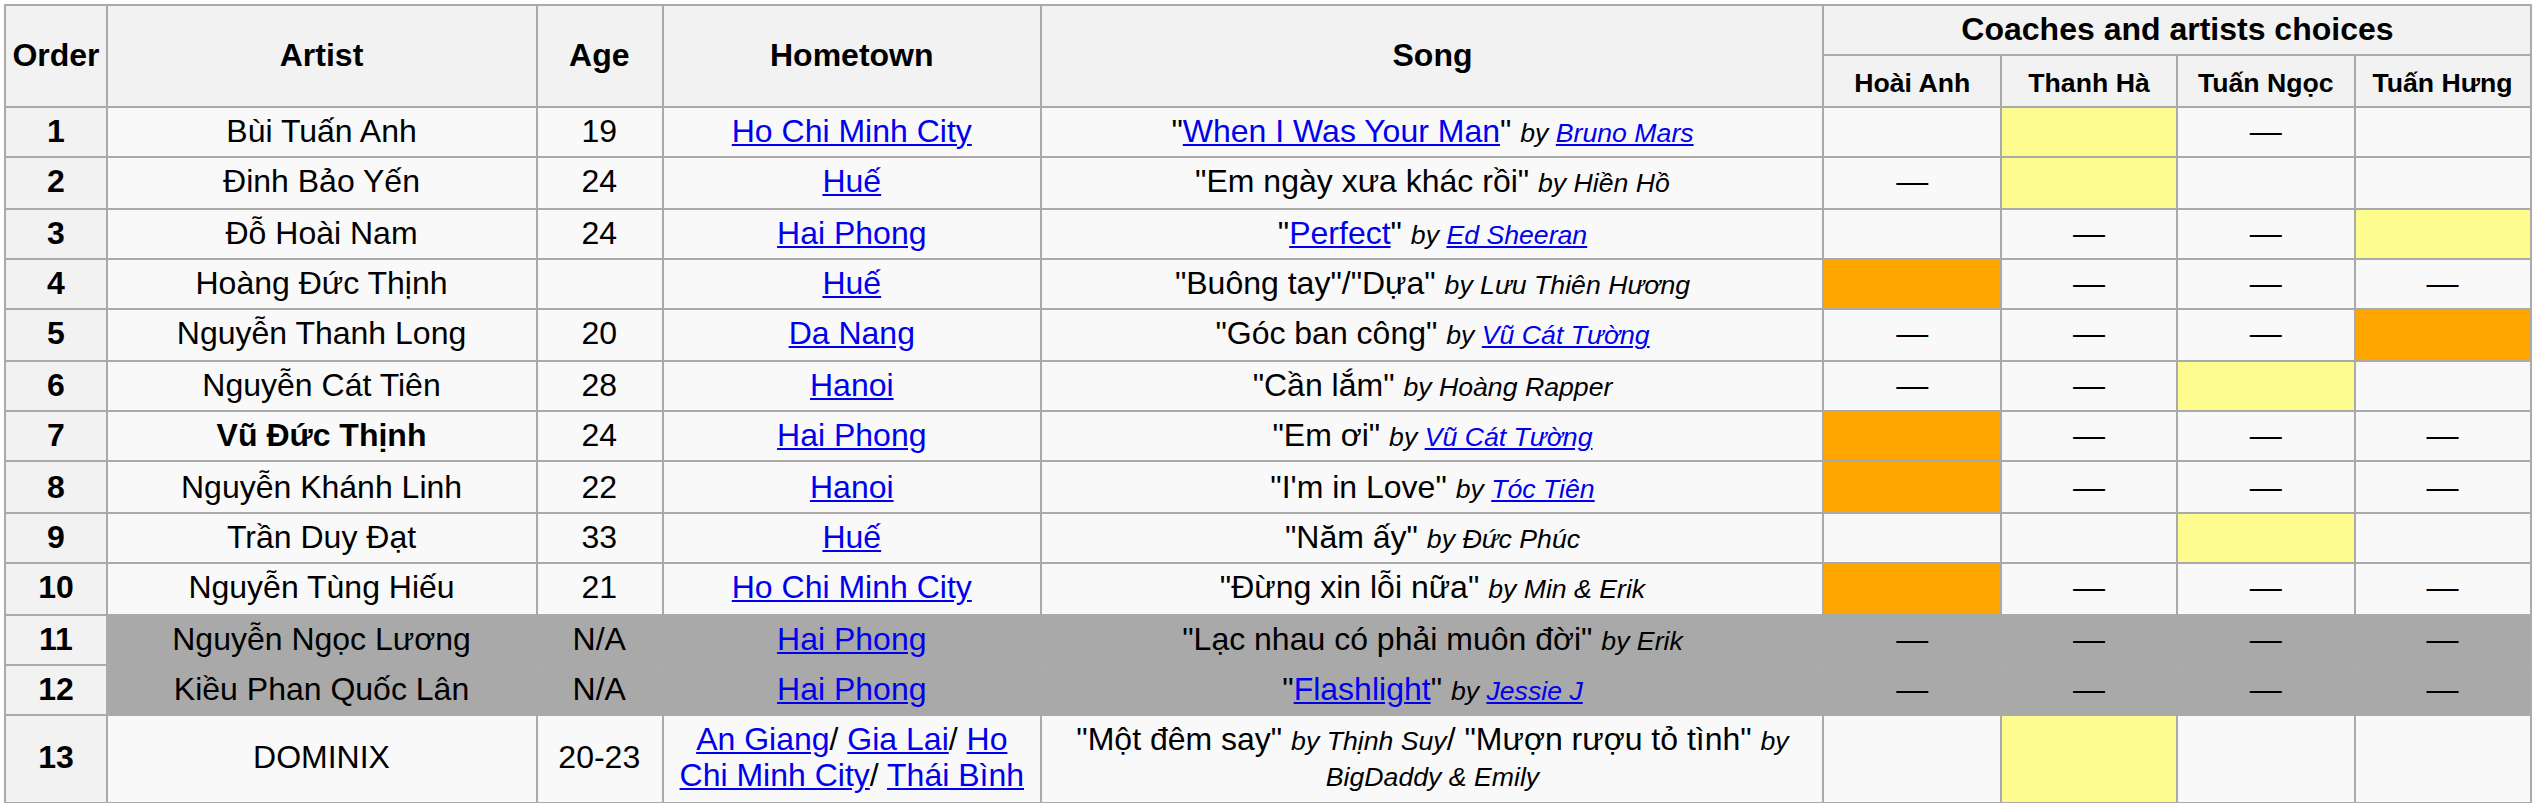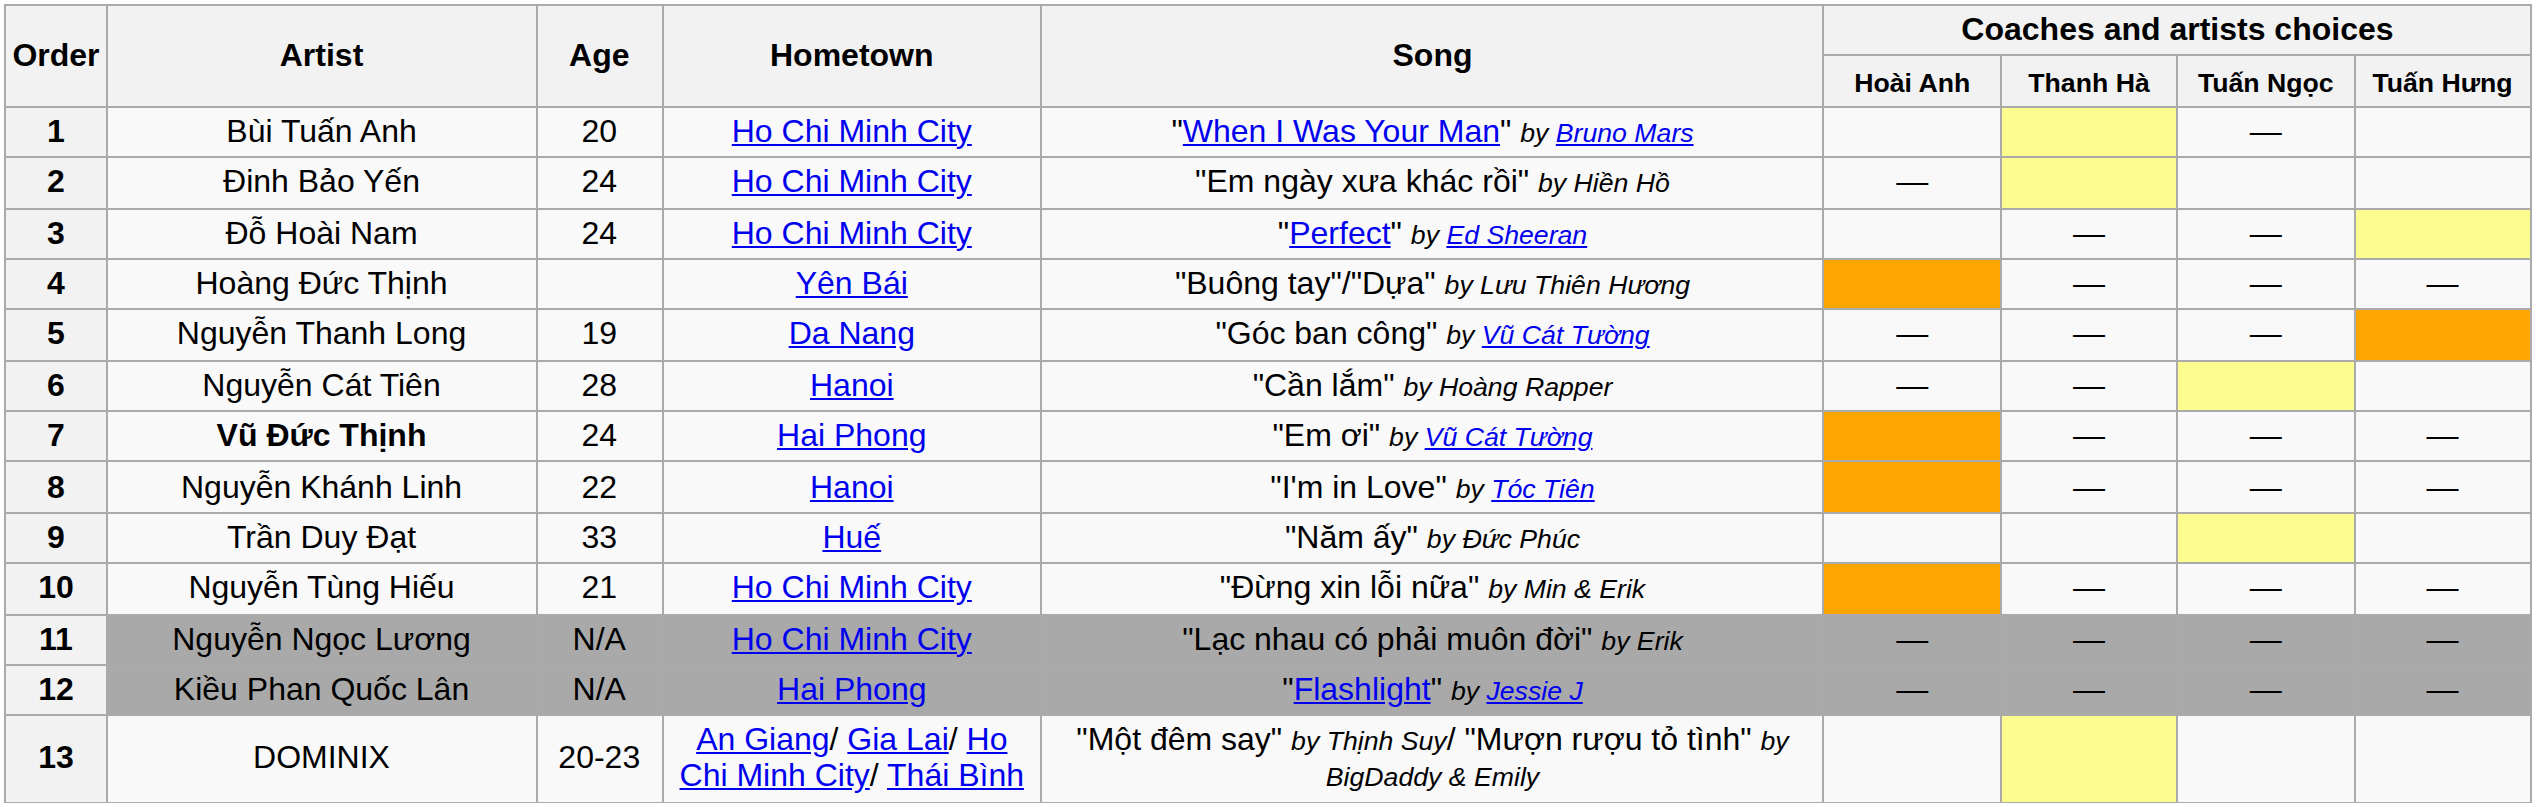(599, 131) 19 -> (599, 131) 20
(852, 182) Huế -> (852, 182) Ho Chi Minh City
(852, 232) Hai Phong -> (852, 232) Ho Chi Minh City
(852, 283) Huế -> (852, 283) Yên Bái
(599, 334) 20 -> (599, 334) 19
(852, 638) Hai Phong -> (852, 638) Ho Chi Minh City
